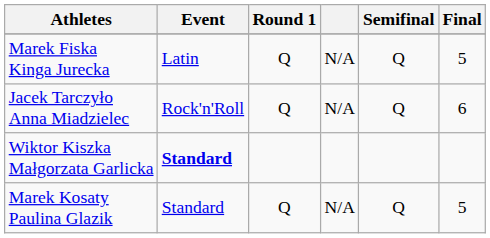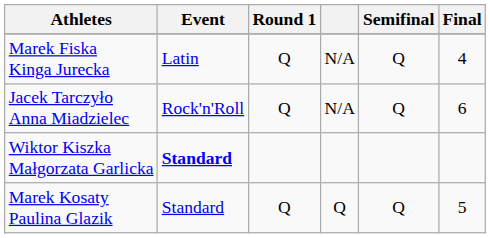(462, 58) 5 -> (462, 58) 4
(340, 207) N/A -> (340, 207) Q
